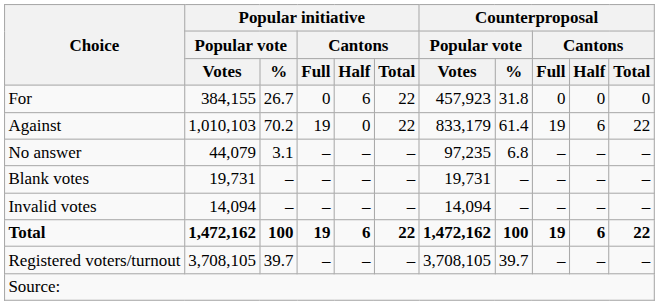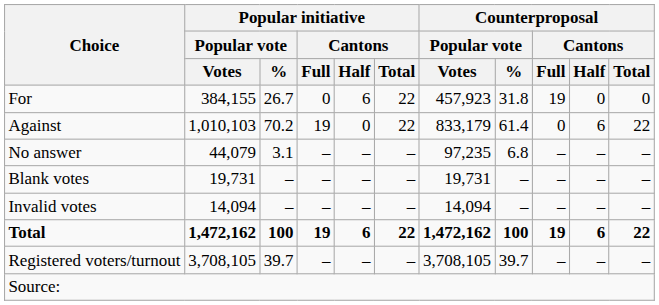(561, 98) 0 -> (557, 98) 19
(557, 125) 19 -> (561, 125) 0
